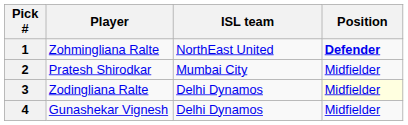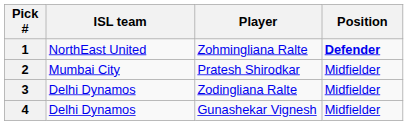columns swapped: (247, 21) <-> (110, 21)
(352, 89) lightyellow background -> (352, 89) no background
